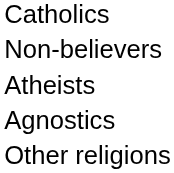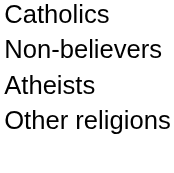- row: (60, 120)
